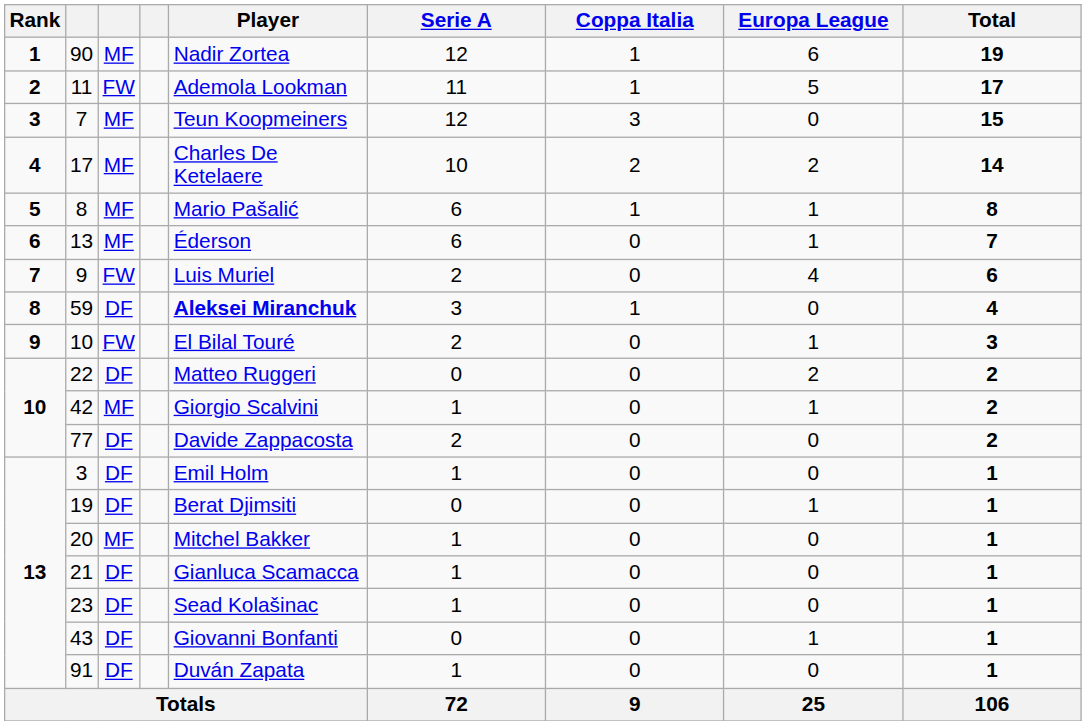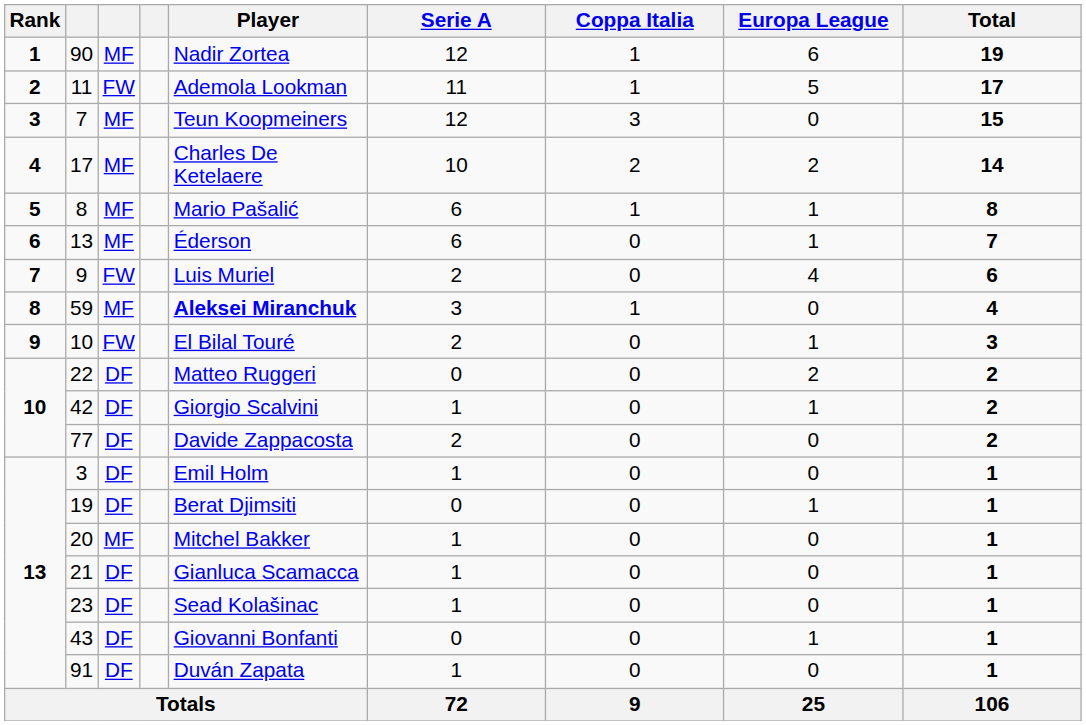(119, 308) DF -> (119, 308) MF
(119, 407) MF -> (119, 407) DF
